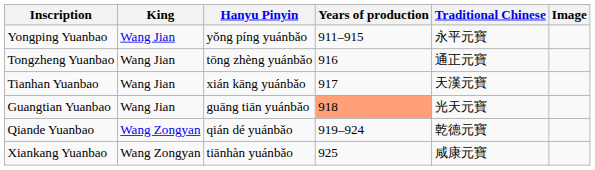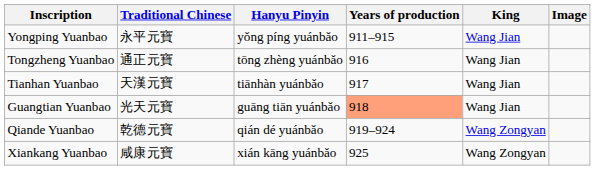columns swapped: (490, 14) <-> (160, 14)
(256, 83) xián kāng yuánbǎo -> (280, 83) tiānhàn yuánbǎo
(250, 153) tiānhàn yuánbǎo -> (287, 153) xián kāng yuánbǎo
